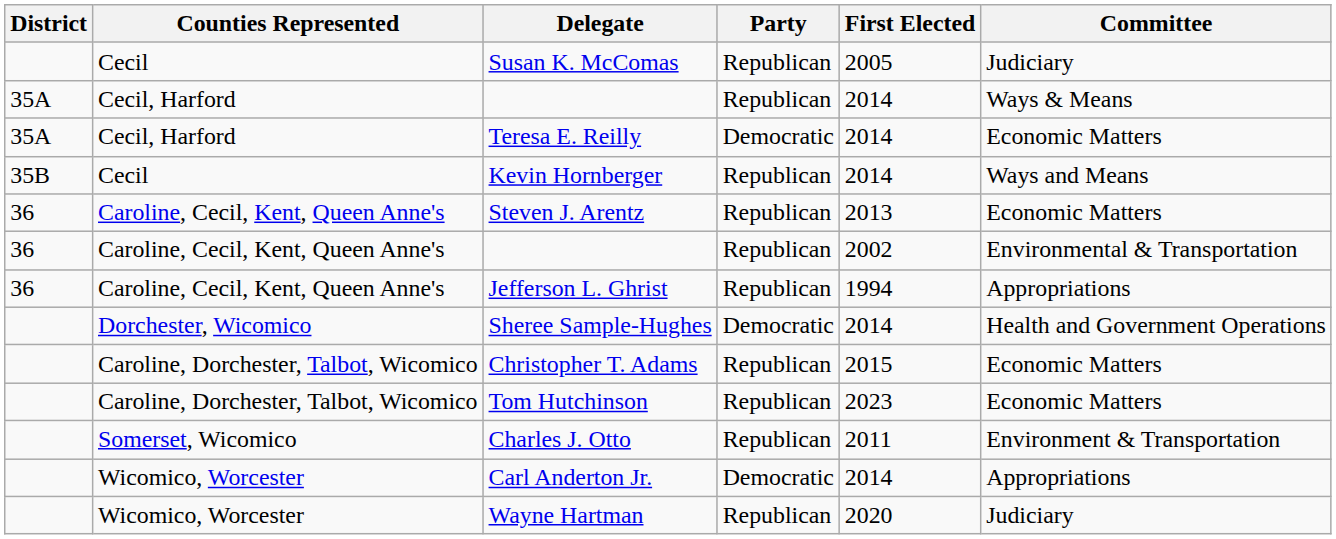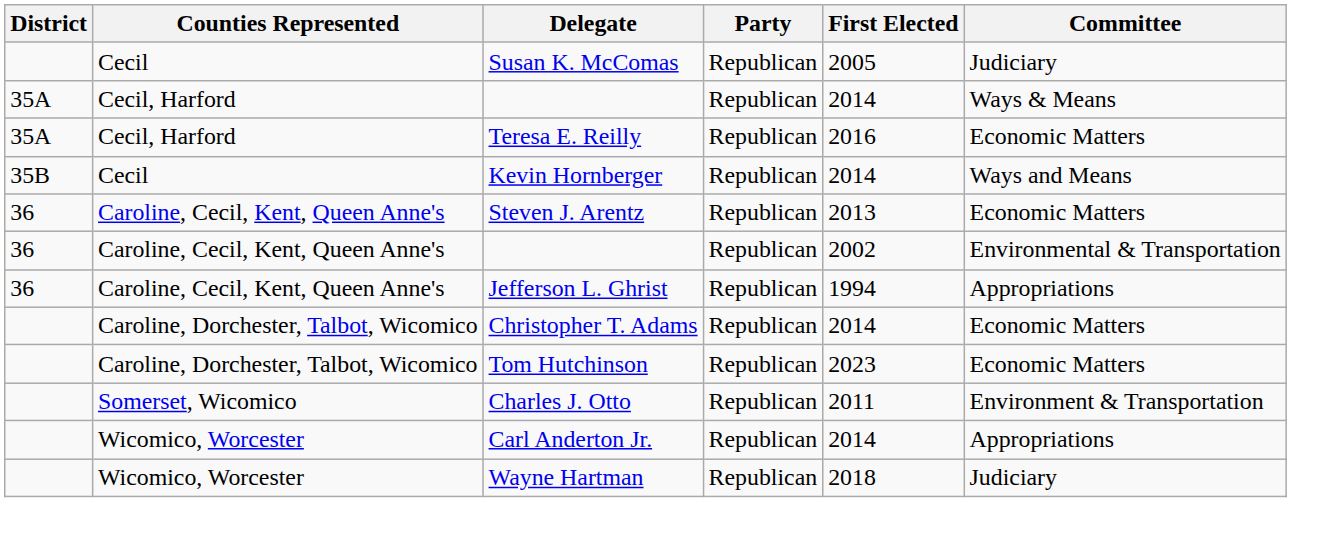(778, 136) Democratic -> (763, 136) Republican
(869, 136) 2014 -> (852, 136) 2016
- row: (205, 325)
(869, 363) 2015 -> (852, 325) 2014
(778, 477) Democratic -> (763, 439) Republican
(869, 514) 2020 -> (852, 477) 2018
